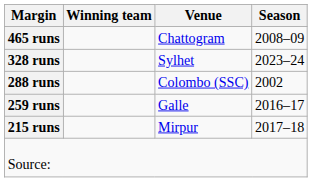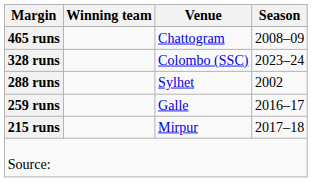(176, 60) Sylhet -> (203, 60) Colombo (SSC)
(203, 82) Colombo (SSC) -> (176, 82) Sylhet
